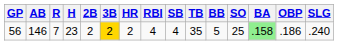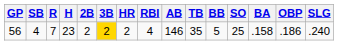columns swapped: (38, 13) <-> (176, 13)
(262, 31) lightgreen background -> (262, 31) no background
